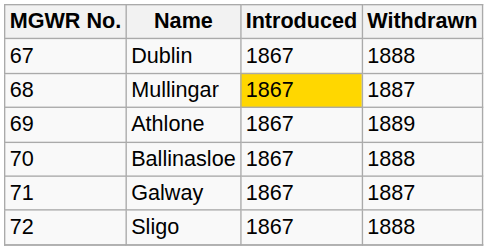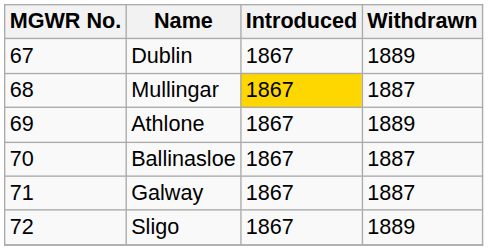(391, 55) 1888 -> (391, 55) 1889
(391, 158) 1888 -> (391, 158) 1887
(391, 227) 1888 -> (391, 227) 1889
